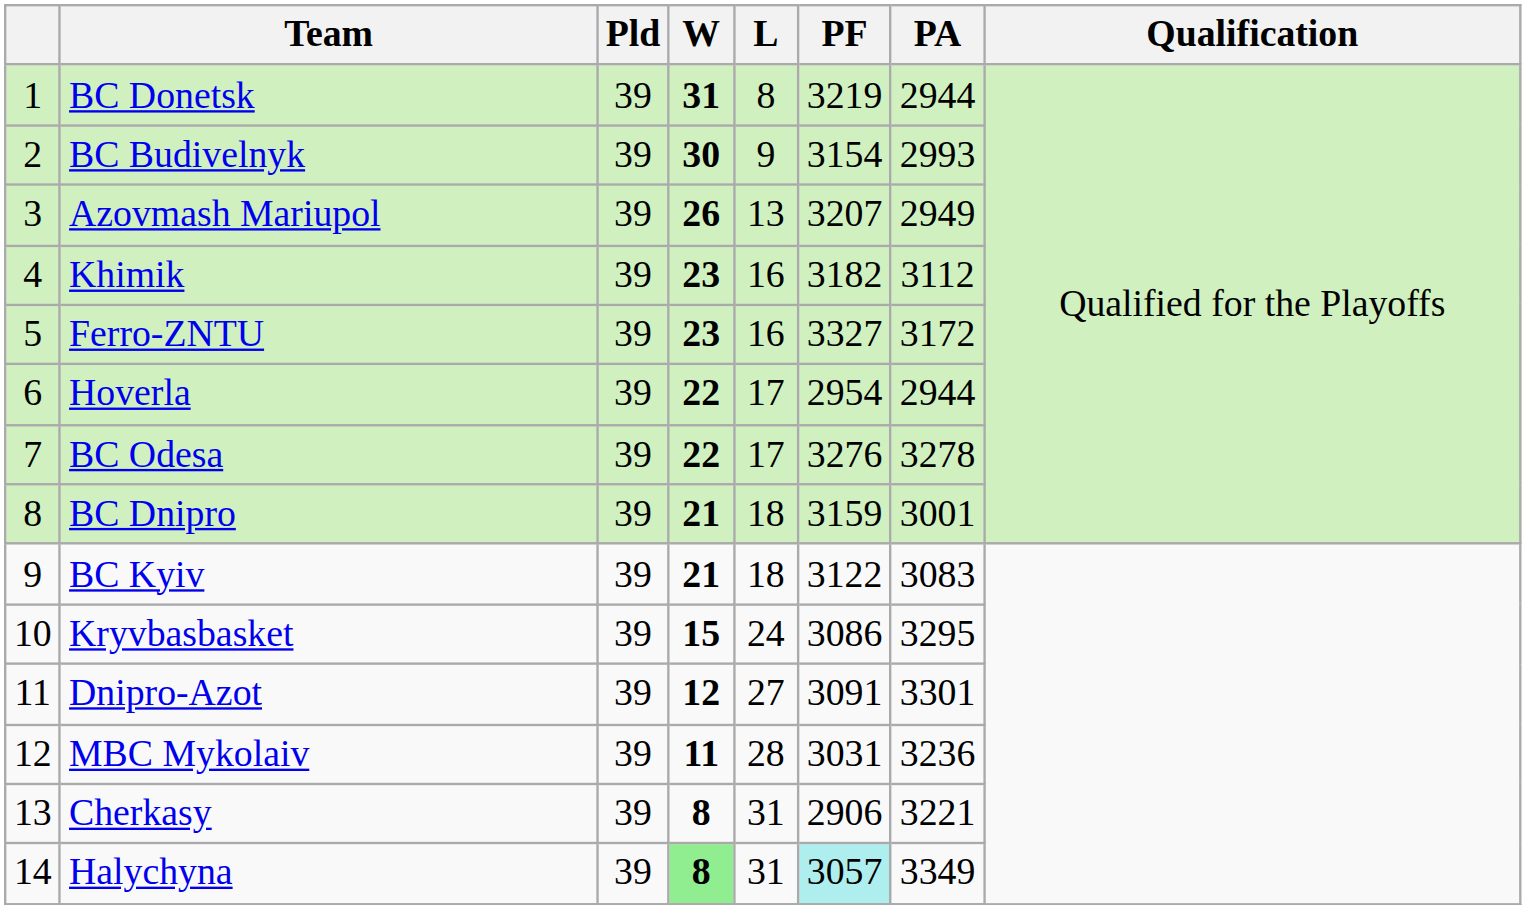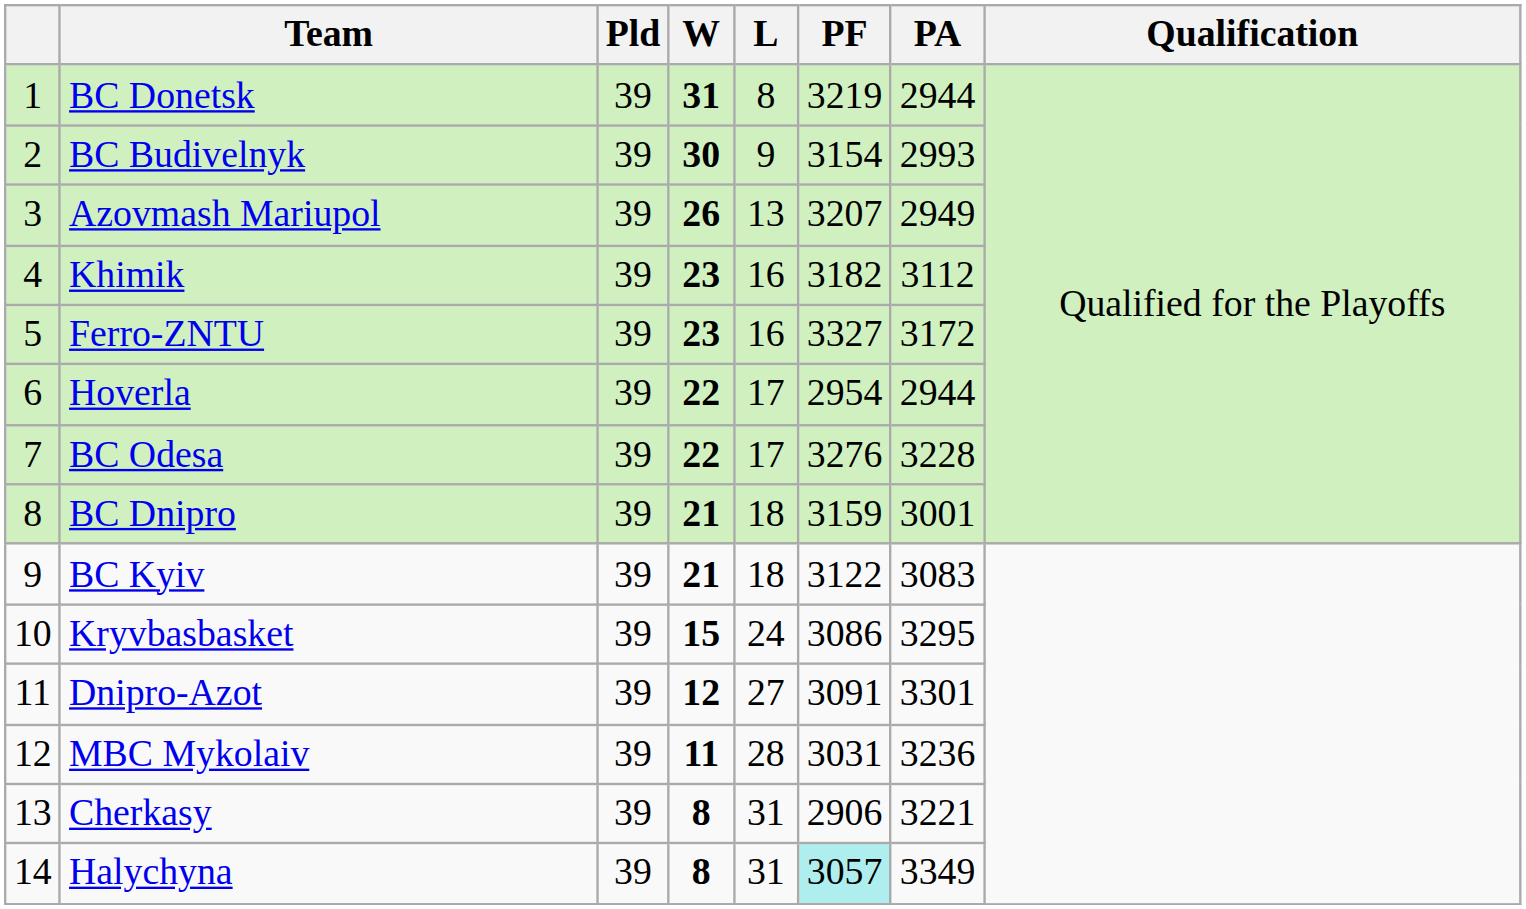(938, 453) 3278 -> (938, 453) 3228
(701, 872) lightgreen background -> (701, 872) no background
